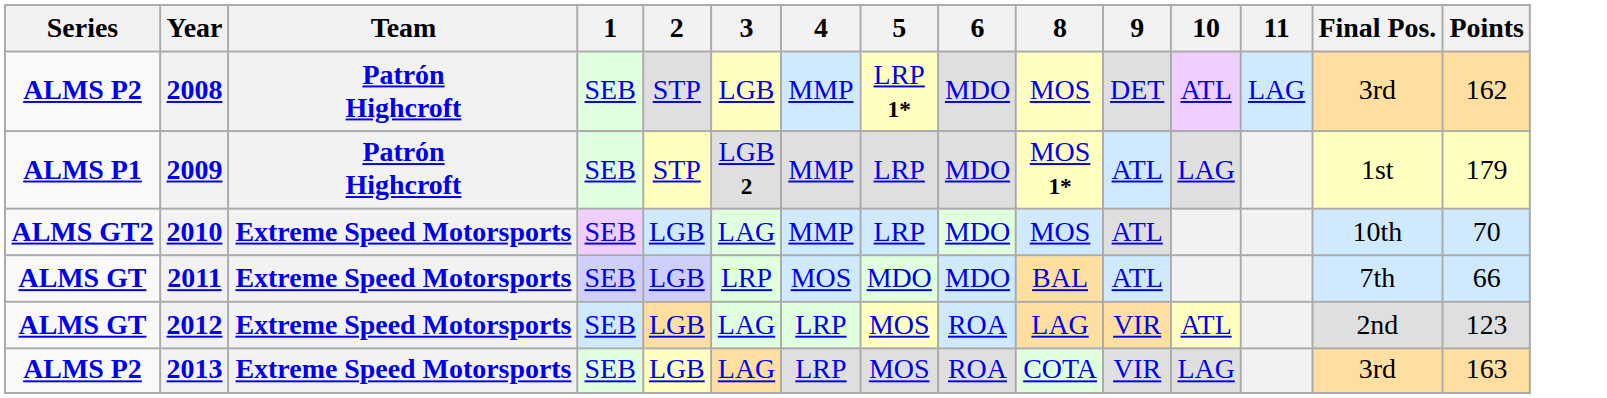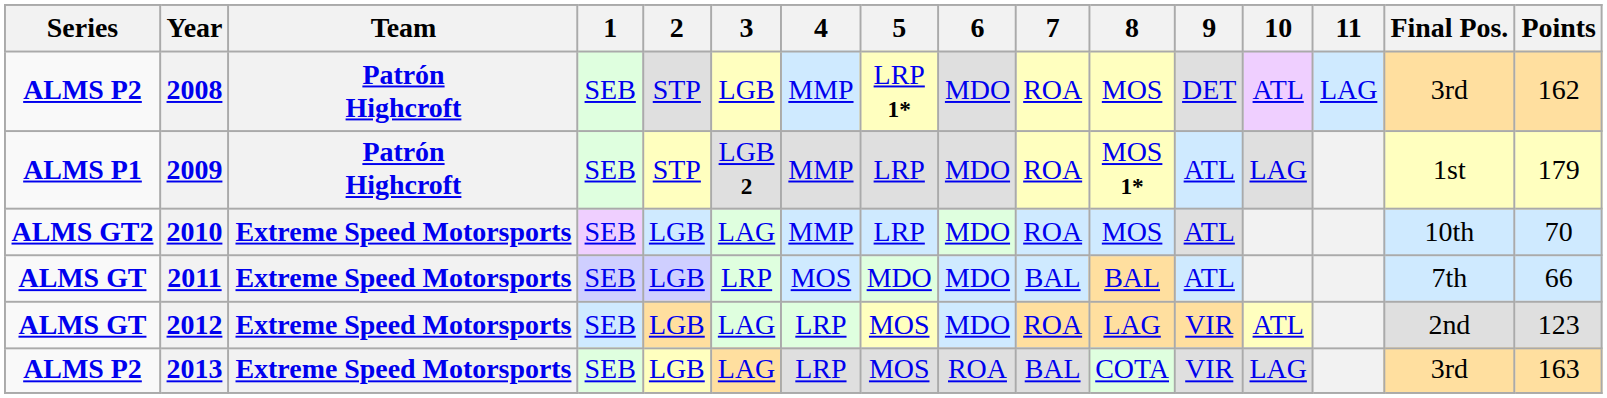+ column: (1053, 27)
(977, 324) ROA -> (977, 324) MDO
